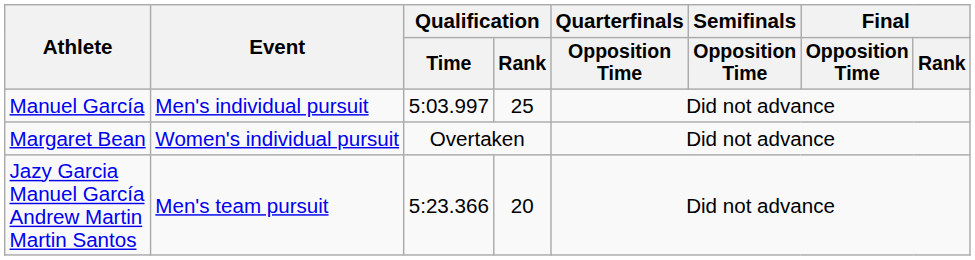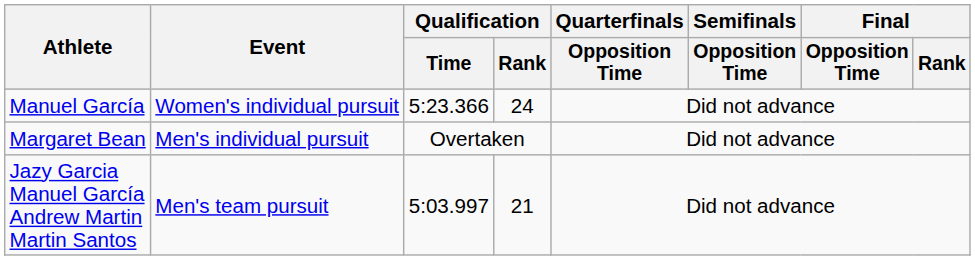(262, 106) Men's individual pursuit -> (277, 106) Women's individual pursuit
(449, 106) 5:03.997 -> (449, 106) 5:23.366
(522, 106) 25 -> (522, 106) 24
(277, 139) Women's individual pursuit -> (262, 139) Men's individual pursuit
(449, 205) 5:23.366 -> (449, 205) 5:03.997
(522, 205) 20 -> (522, 205) 21
